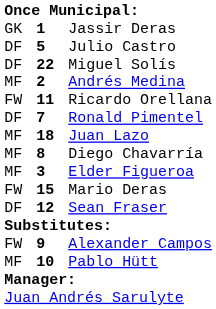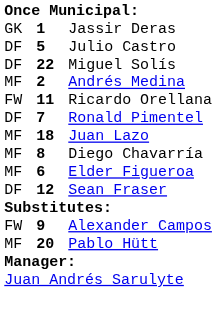(41, 172) 3 -> (41, 172) 6
- row: (118, 190)
(45, 262) 10 -> (45, 244) 20
